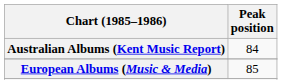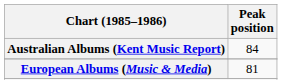(252, 68) 85 -> (252, 68) 81
